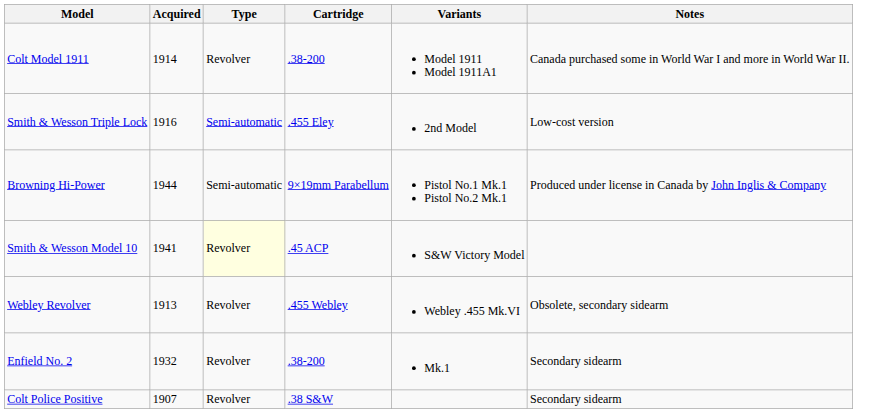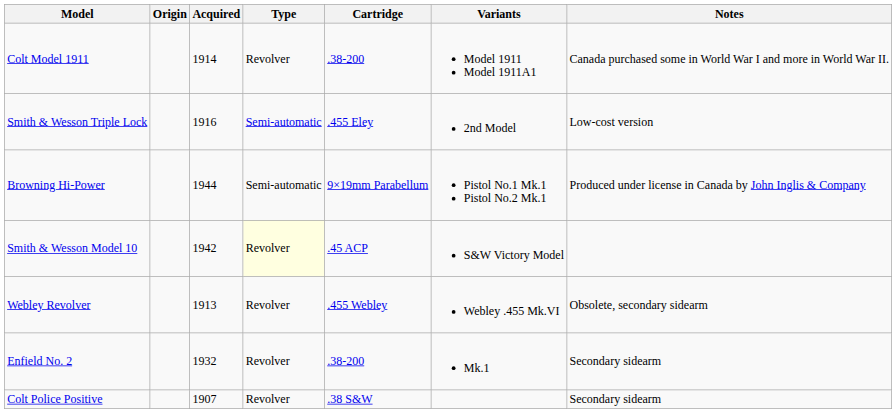+ column: (170, 14)
(165, 248) 1941 -> (204, 248) 1942
